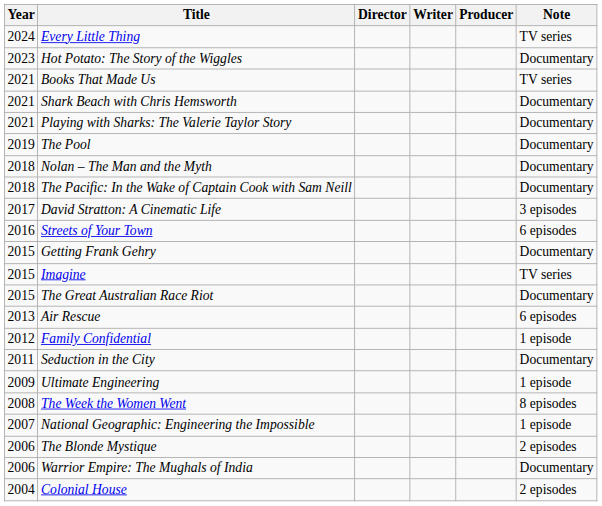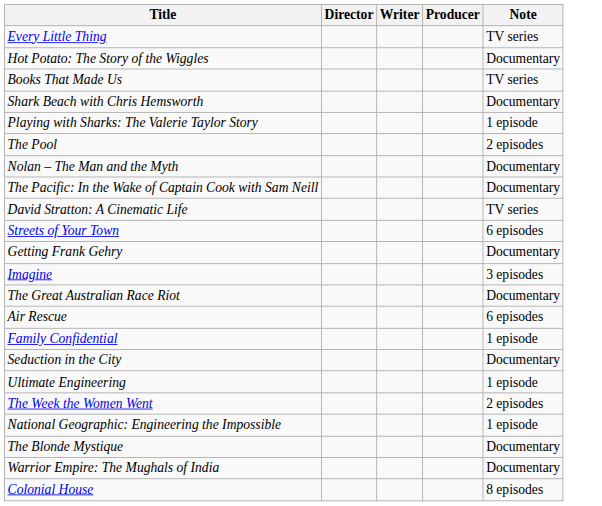- column: (21, 15)
(557, 123) Documentary -> (512, 123) 1 episode
(557, 144) Documentary -> (515, 144) 2 episodes
(548, 209) 3 episodes -> (512, 209) TV series
(546, 274) TV series -> (515, 274) 3 episodes
(548, 403) 8 episodes -> (515, 403) 2 episodes
(548, 446) 2 episodes -> (523, 446) Documentary
(548, 489) 2 episodes -> (515, 489) 8 episodes
